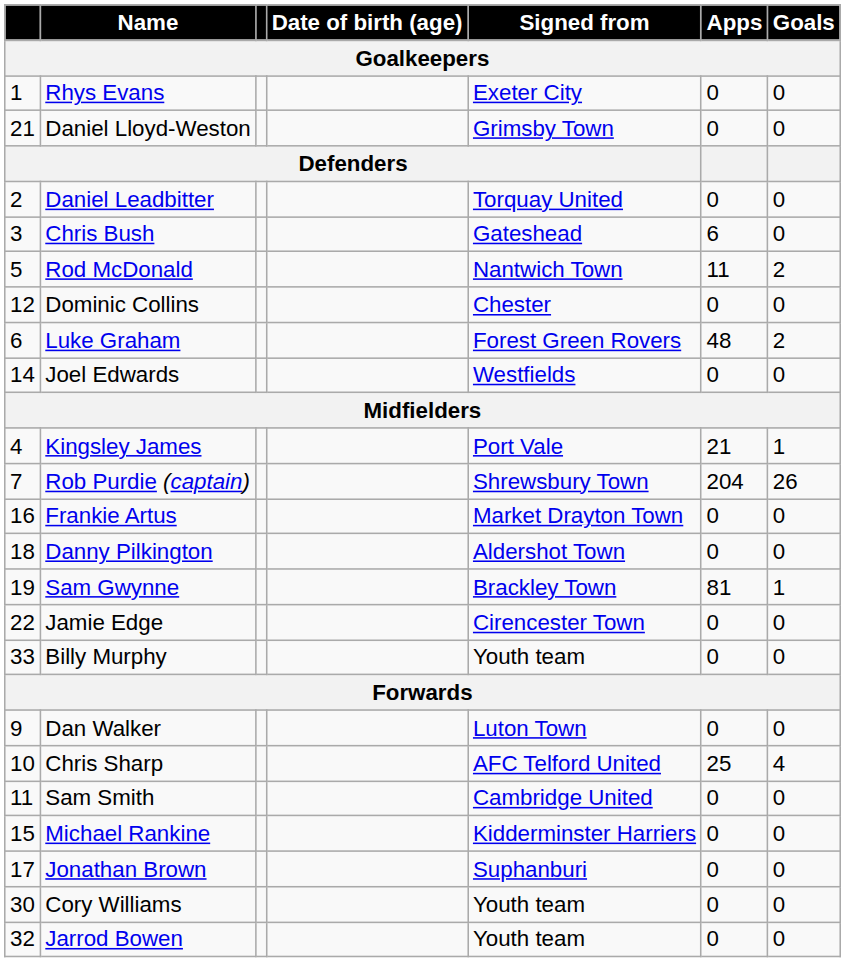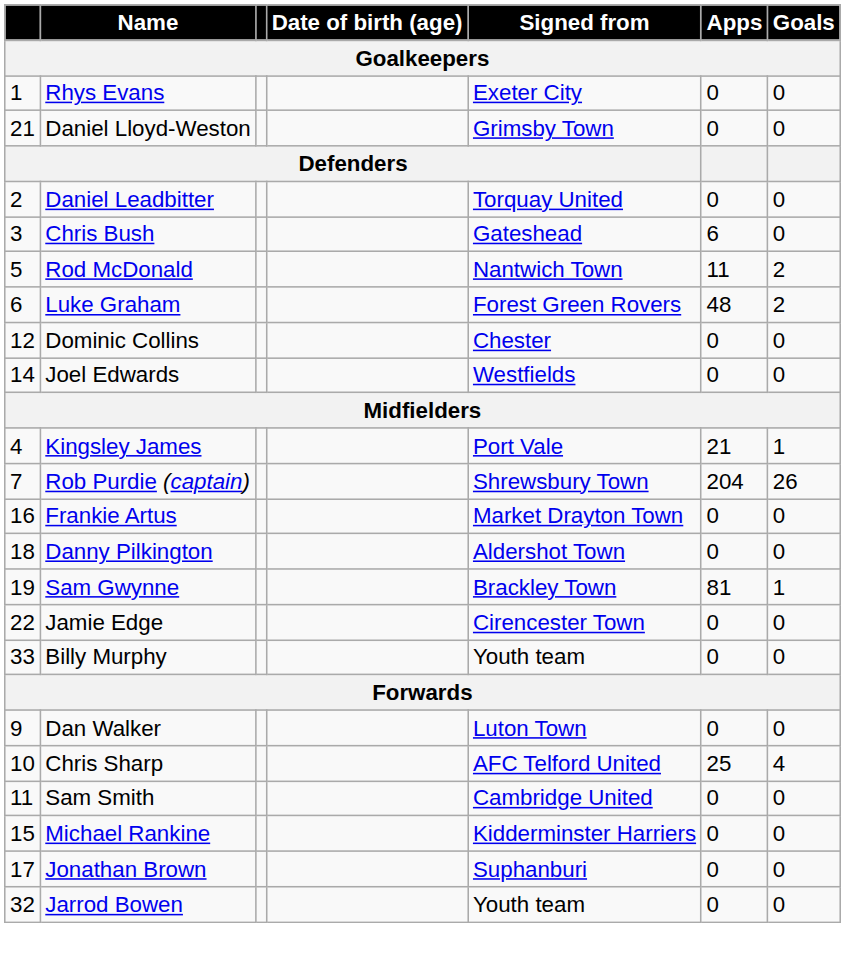rows swapped: (113, 340) <-> (122, 305)
- row: (113, 904)
